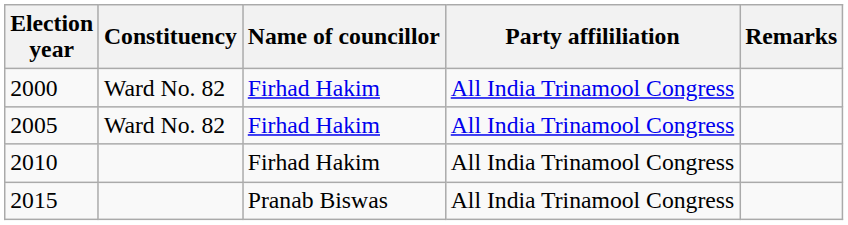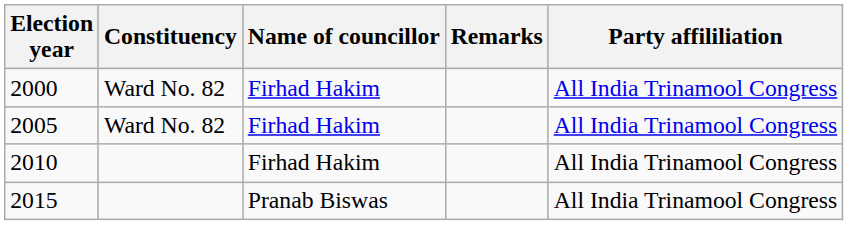columns swapped: (592, 36) <-> (791, 36)
